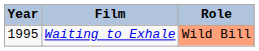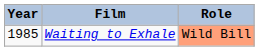(23, 36) 1995 -> (23, 36) 1985
